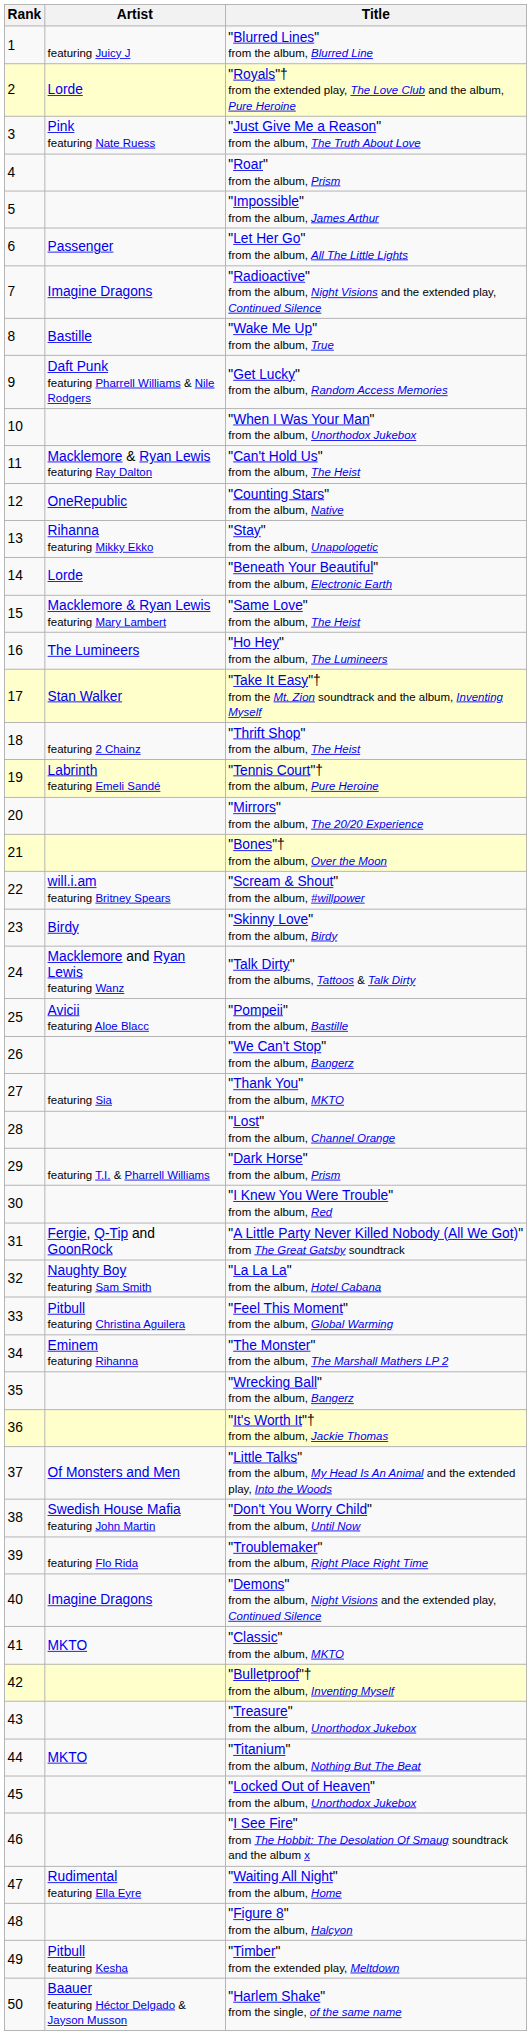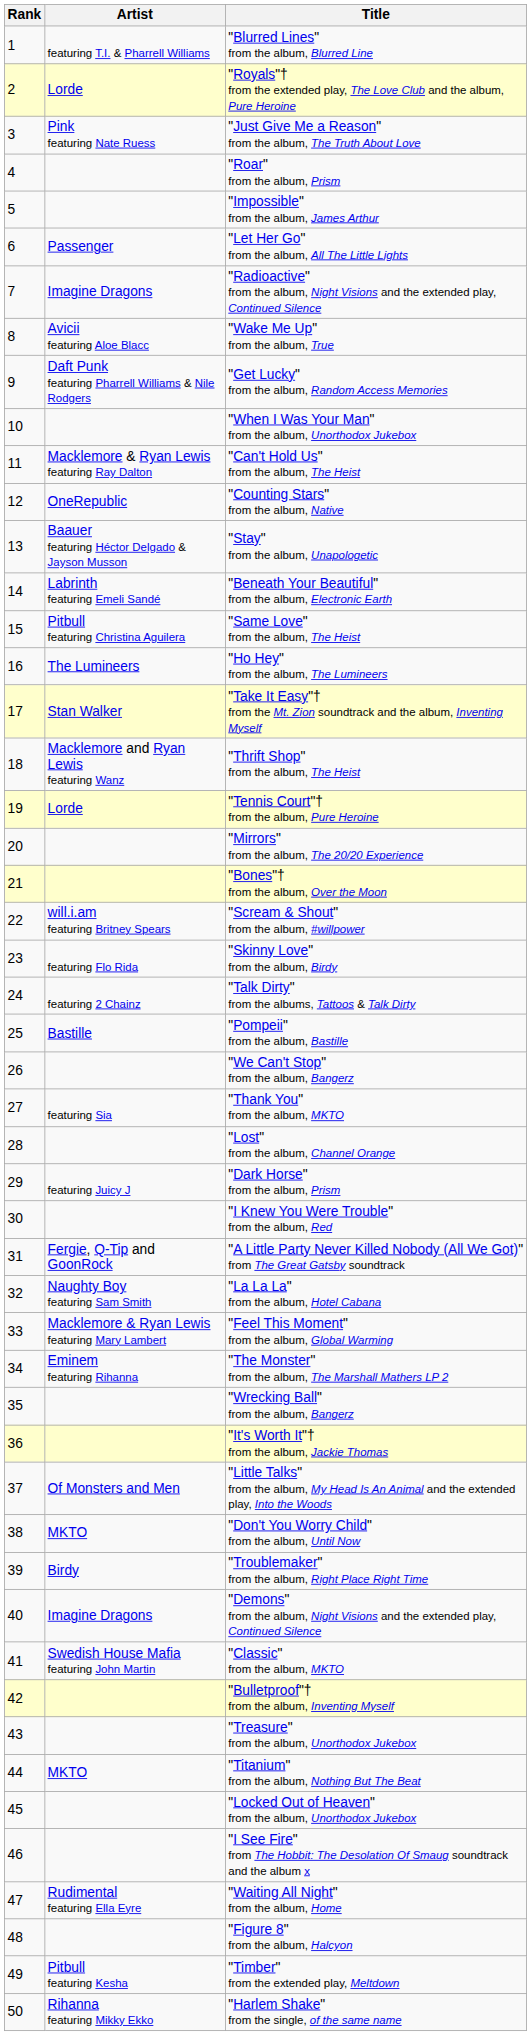(89, 53) featuring Juicy J -> (129, 53) featuring T.I. & Pharrell Williams
(70, 337) Bastille -> (98, 337) Avicii featuring Aloe Blacc
(100, 539) Rihanna featuring Mikky Ekko -> (117, 546) Baauer featuring Héctor Delgado & Jayson Musson
(65, 576) Lorde -> (104, 591) Labrinth featuring Emeli Sandé
(129, 613) Macklemore & Ryan Lewis featuring Mary Lambert -> (116, 629) Pitbull featuring Christina Aguilera
(94, 749) featuring 2 Chainz -> (116, 764) Macklemore and Ryan Lewis featuring Wanz
(104, 778) Labrinth featuring Emeli Sandé -> (65, 809) Lorde
(63, 927) Birdy -> (93, 967) featuring Flo Rida
(116, 972) Macklemore and Ryan Lewis featuring Wanz -> (94, 1004) featuring 2 Chainz
(98, 1017) Avicii featuring Aloe Blacc -> (70, 1033) Bastille
(129, 1175) featuring T.I. & Pharrell Williams -> (89, 1190) featuring Juicy J
(116, 1316) Pitbull featuring Christina Aguilera -> (129, 1331) Macklemore & Ryan Lewis featuring Mary Lambert
(114, 1518) Swedish House Mafia featuring John Martin -> (67, 1533) MKTO
(93, 1563) featuring Flo Rida -> (63, 1570) Birdy
(67, 1645) MKTO -> (114, 1660) Swedish House Mafia featuring John Martin
(117, 2004) Baauer featuring Héctor Delgado & Jayson Musson -> (100, 2012) Rihanna featuring Mikky Ekko
